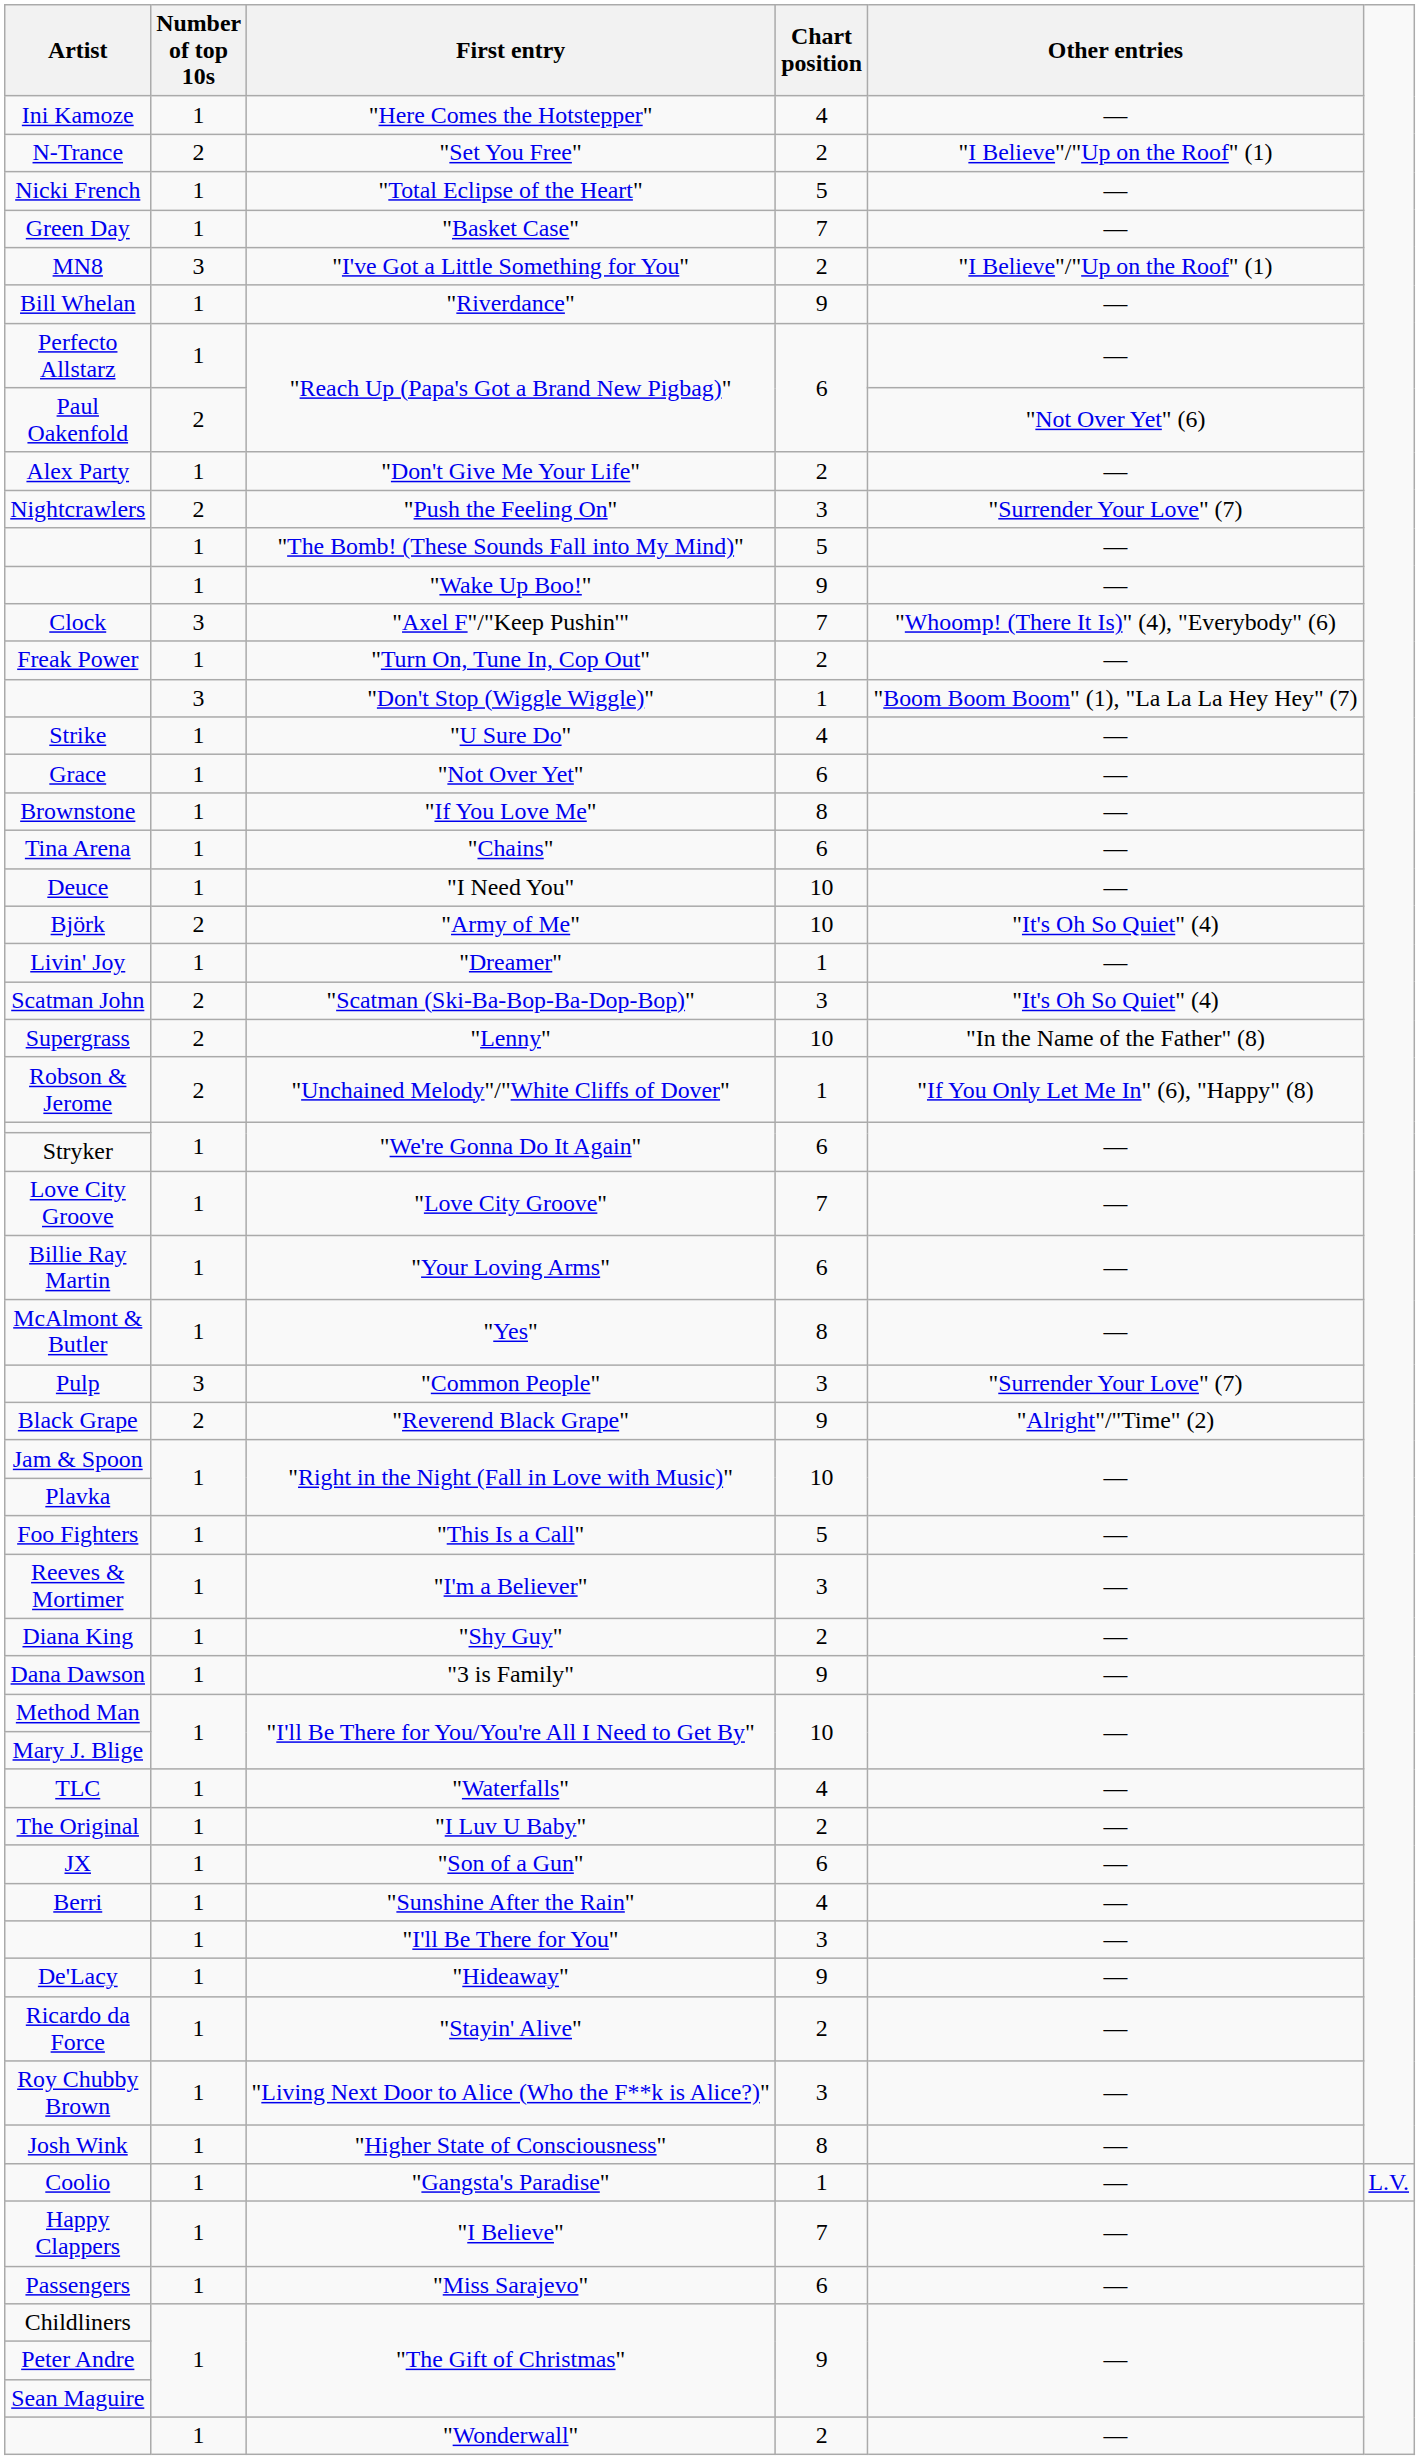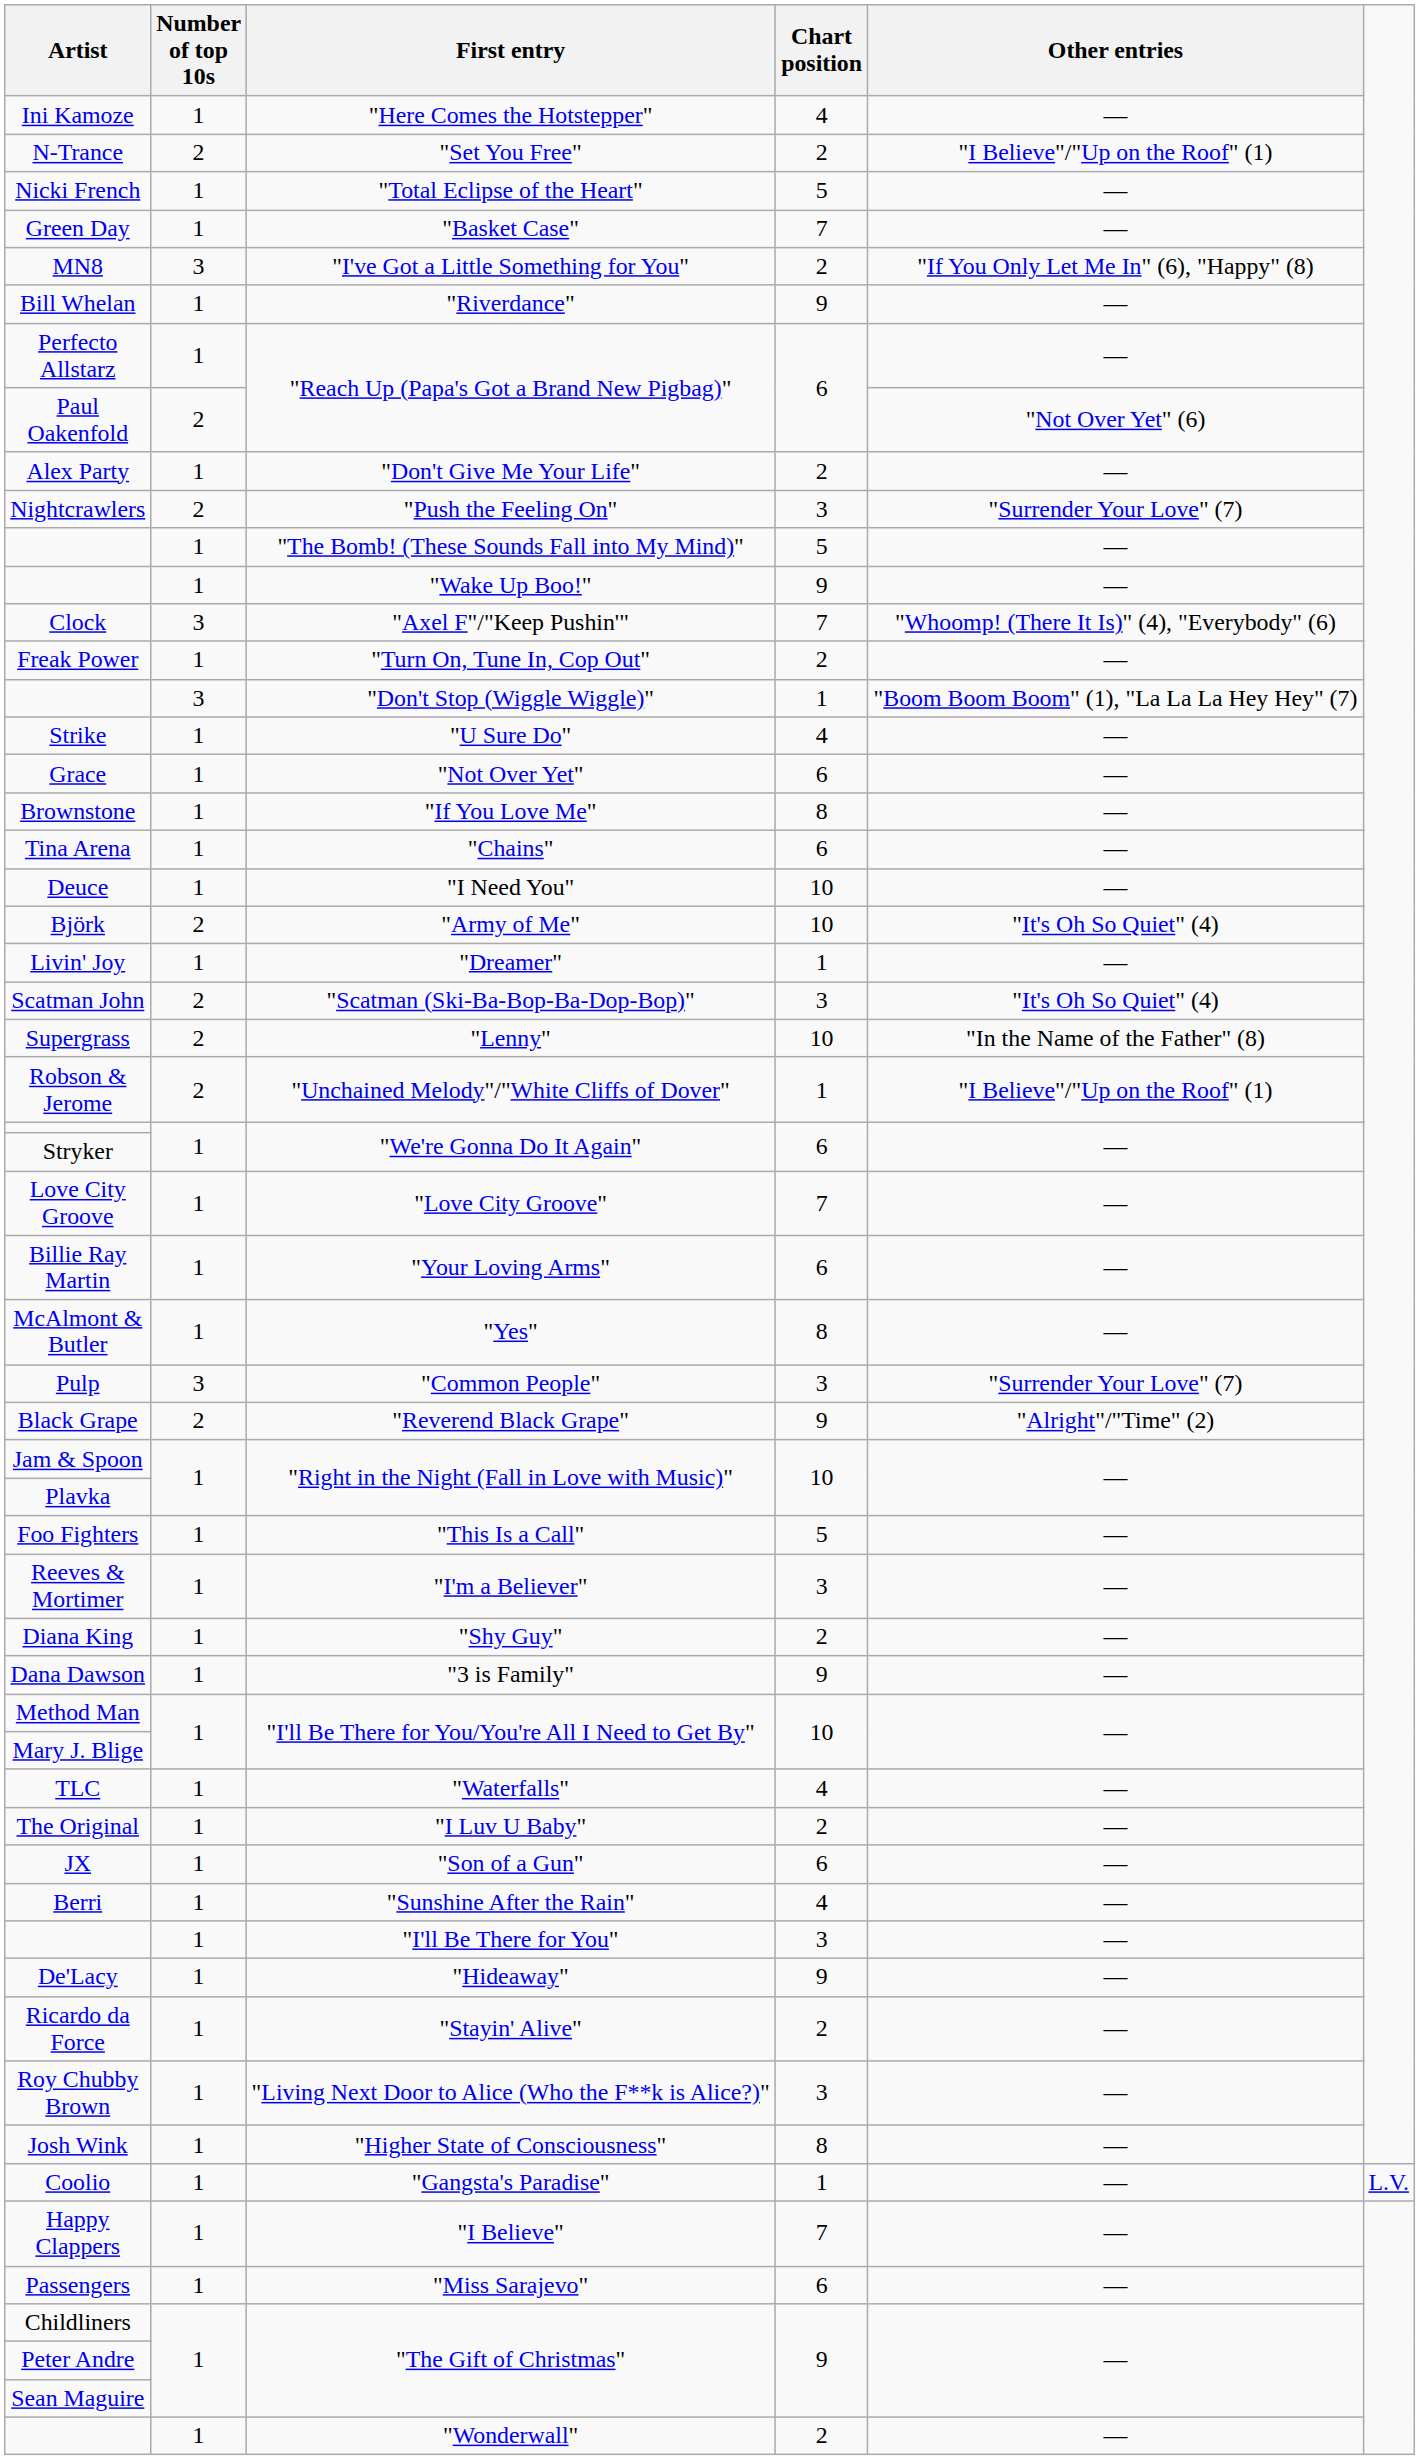(1115, 266) "I Believe"/"Up on the Roof" (1) -> (1115, 266) "If You Only Let Me In" (6), "Happy" (8)
(1115, 1089) "If You Only Let Me In" (6), "Happy" (8) -> (1115, 1089) "I Believe"/"Up on the Roof" (1)
